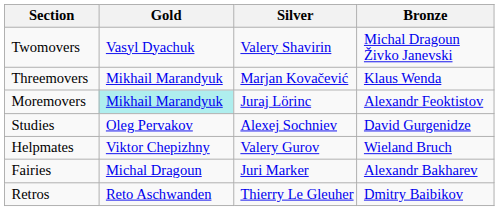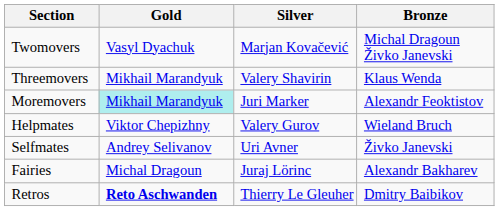(284, 47) Valery Shavirin -> (293, 47) Marjan Kovačević
(293, 78) Marjan Kovačević -> (284, 78) Valery Shavirin
(274, 101) Juraj Lörinc -> (273, 101) Juri Marker
- row: (31, 124)
+ row: (38, 147)
(273, 170) Juri Marker -> (274, 170) Juraj Lörinc
(160, 194) normal -> (163, 194) bold
